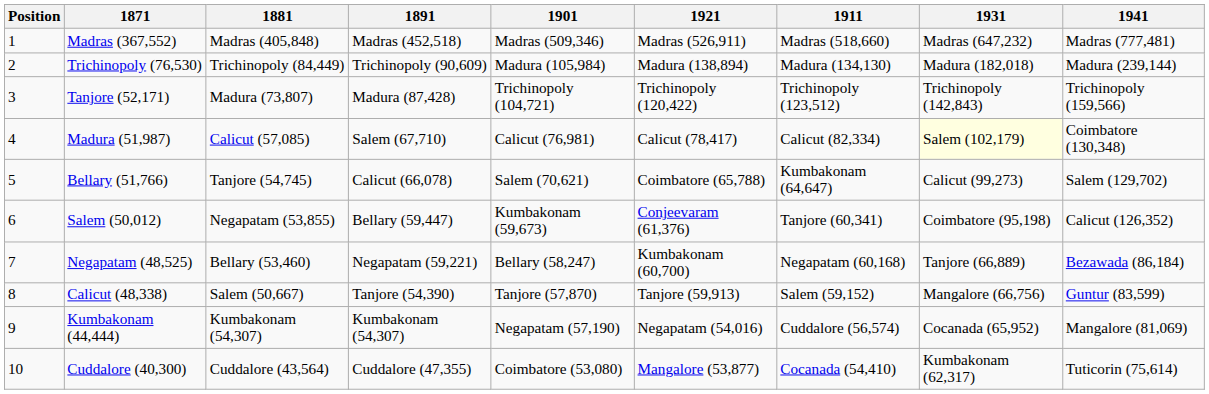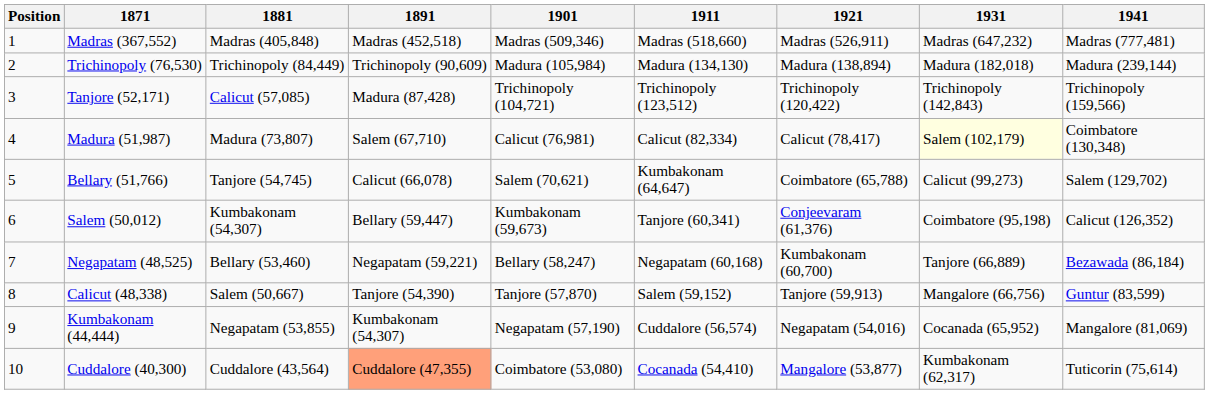columns swapped: (848, 16) <-> (705, 16)
(261, 97) Madura (73,807) -> (260, 97) Calicut (57,085)
(260, 138) Calicut (57,085) -> (261, 138) Madura (73,807)
(272, 221) Negapatam (53,855) -> (253, 221) Kumbakonam (54,307)
(253, 327) Kumbakonam (54,307) -> (272, 327) Negapatam (53,855)
(412, 368) no background -> (412, 368) lightsalmon background
